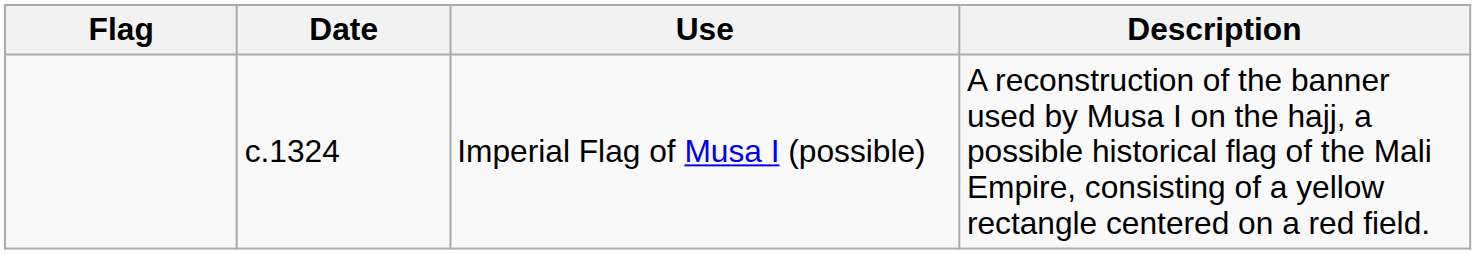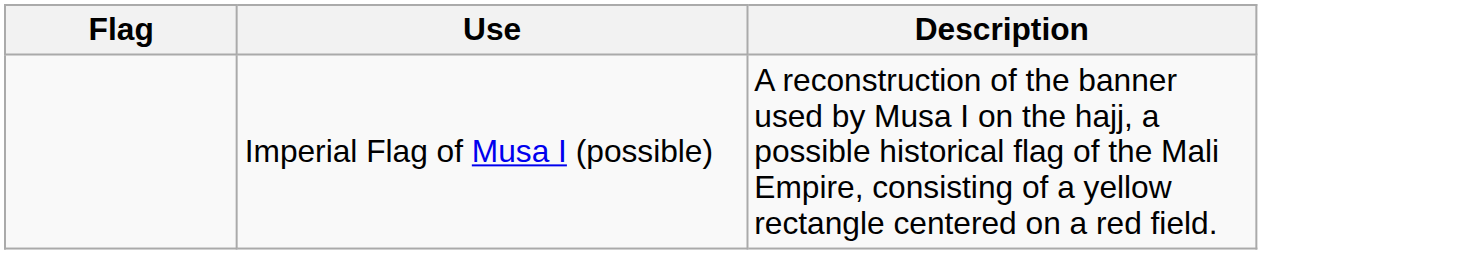- column: (344, 29)
